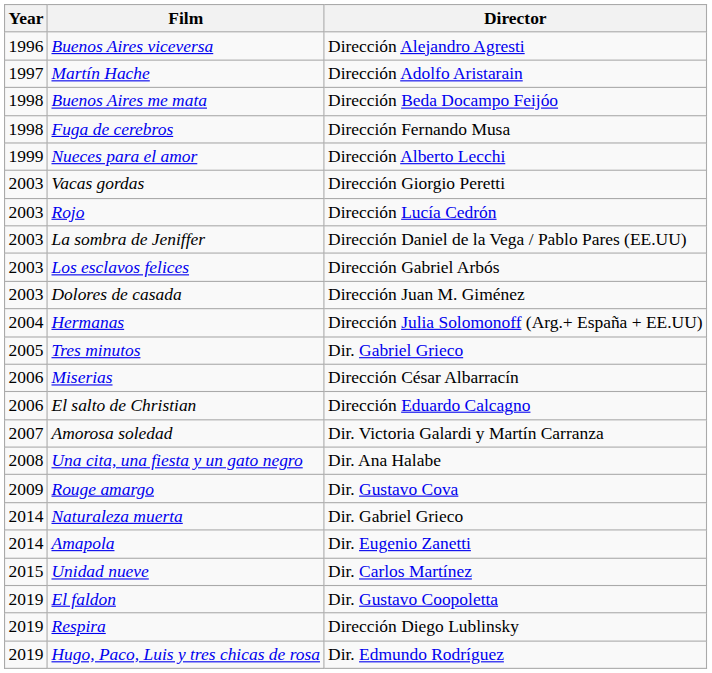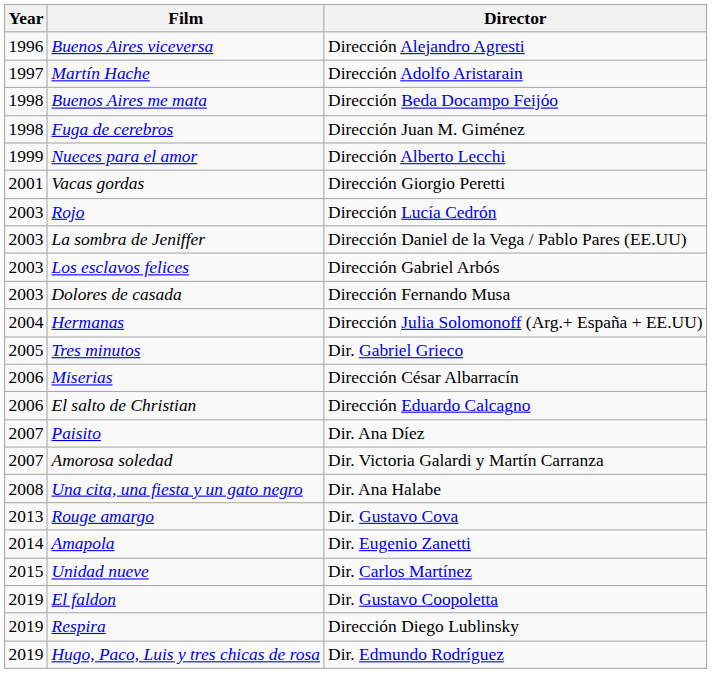(419, 128) Dirección Fernando Musa -> (426, 128) Dirección Juan M. Giménez
(26, 184) 2003 -> (26, 184) 2001
(426, 294) Dirección Juan M. Giménez -> (419, 294) Dirección Fernando Musa
+ row: (76, 433)
(26, 488) 2009 -> (26, 516) 2013
- row: (117, 516)
